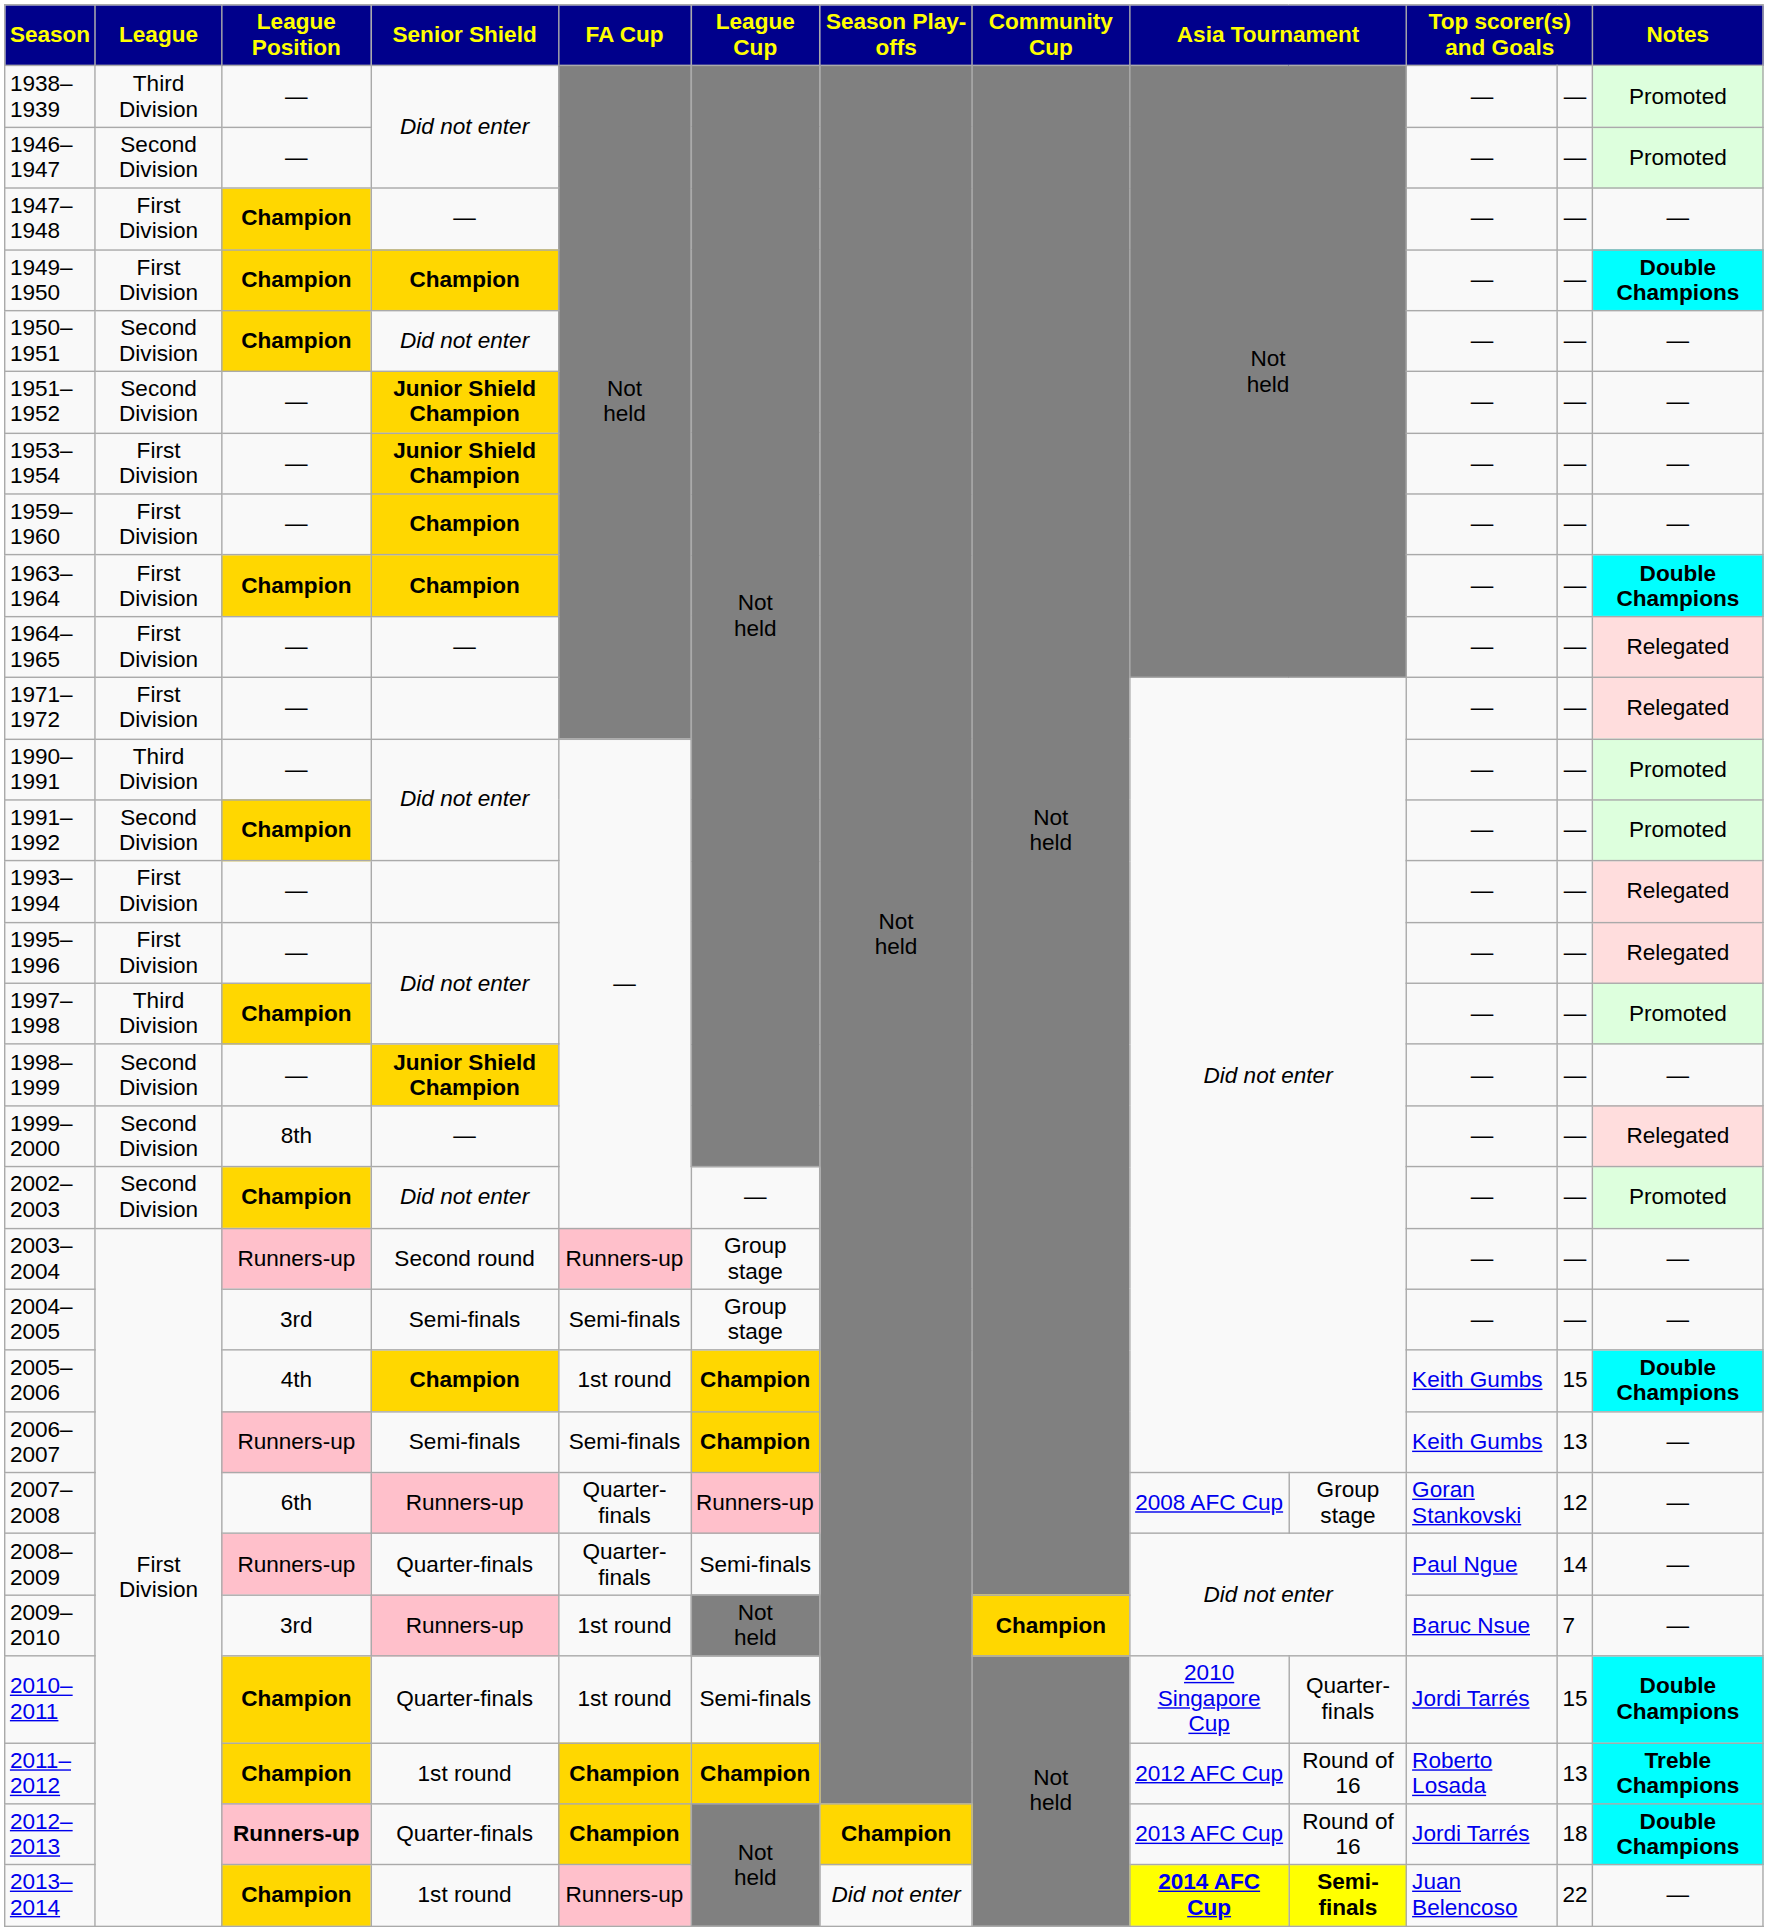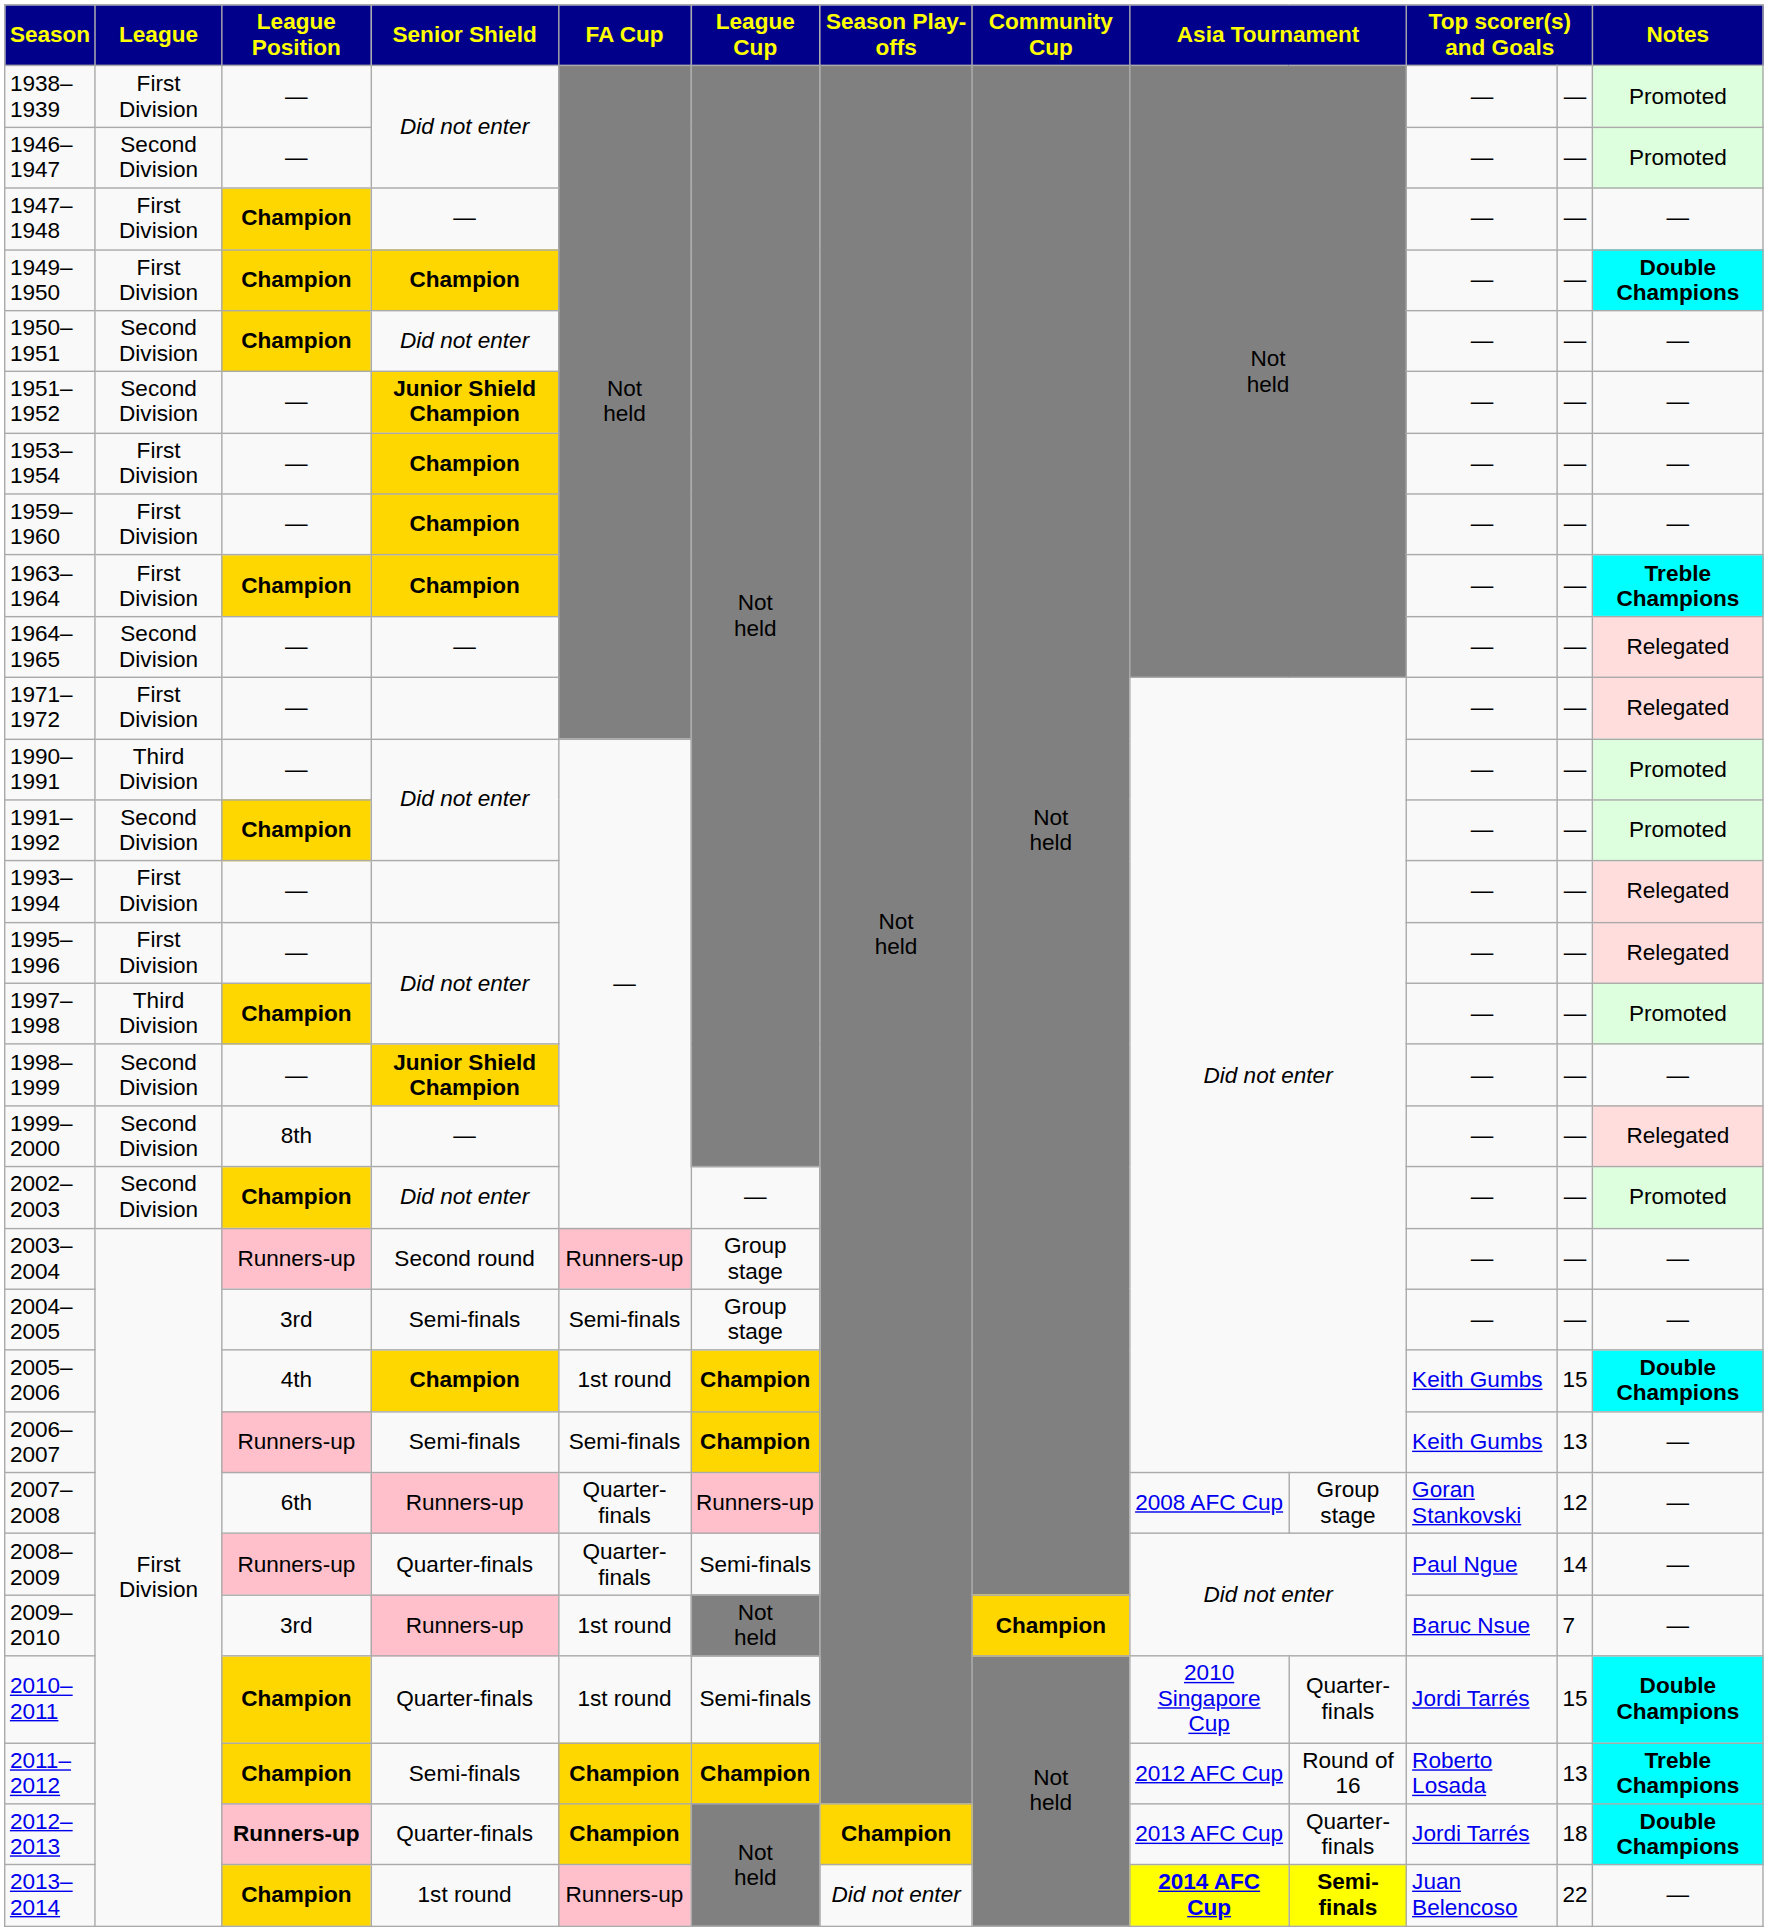(159, 96) Third Division -> (159, 96) First Division
(465, 463) Junior Shield Champion -> (465, 463) Champion
(1678, 585) Double Champions -> (1678, 585) Treble Champions
(159, 646) First Division -> (159, 646) Second Division
(465, 1772) 1st round -> (465, 1772) Semi-finals
(1348, 1834) Round of 16 -> (1348, 1834) Quarter-finals
